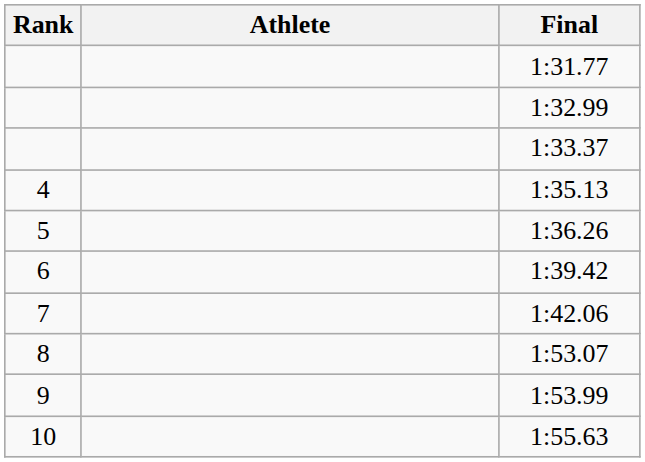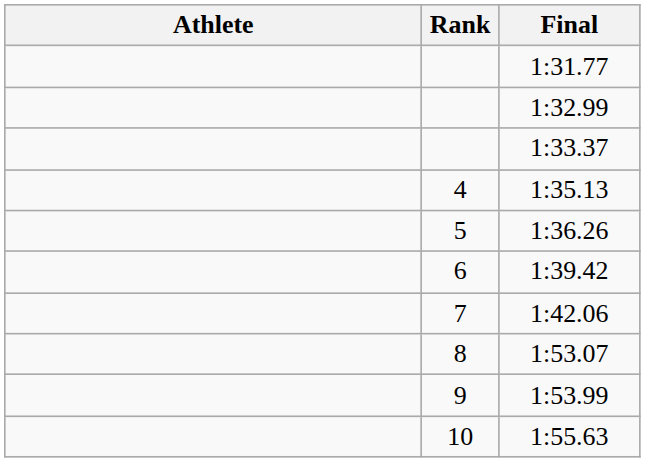columns swapped: (43, 25) <-> (290, 25)
